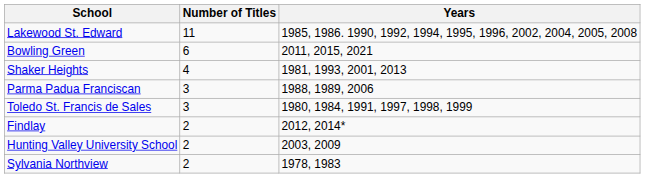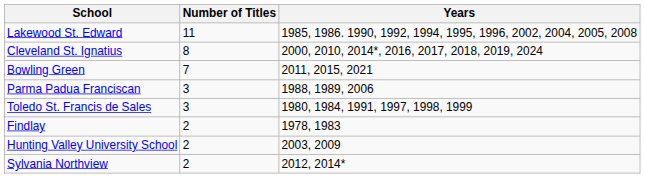+ row: (65, 51)
(186, 51) 6 -> (186, 70) 7
- row: (48, 70)
(313, 126) 2012, 2014* -> (311, 126) 1978, 1983
(311, 164) 1978, 1983 -> (313, 164) 2012, 2014*
